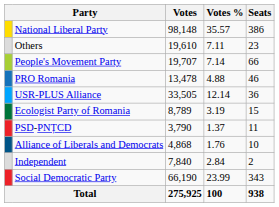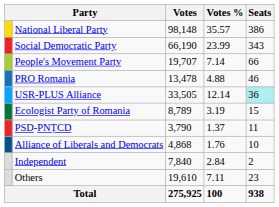rows swapped: (66, 177) <-> (29, 45)
(253, 95) no background -> (253, 95) paleturquoise background
